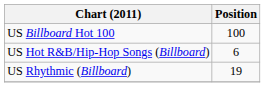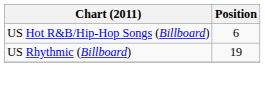- row: (61, 33)
